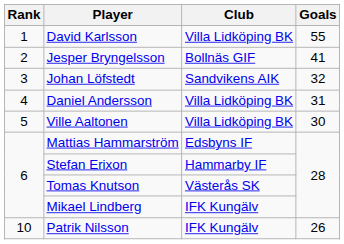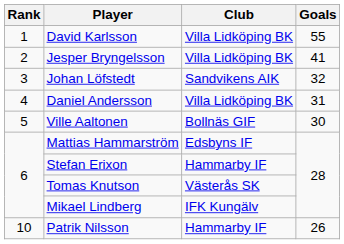(220, 57) Bollnäs GIF -> (239, 57) Villa Lidköping BK
(239, 121) Villa Lidköping BK -> (220, 121) Bollnäs GIF
(222, 228) IFK Kungälv -> (226, 228) Hammarby IF
